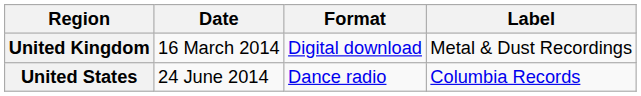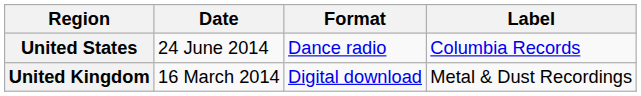rows swapped: (79, 47) <-> (79, 76)
